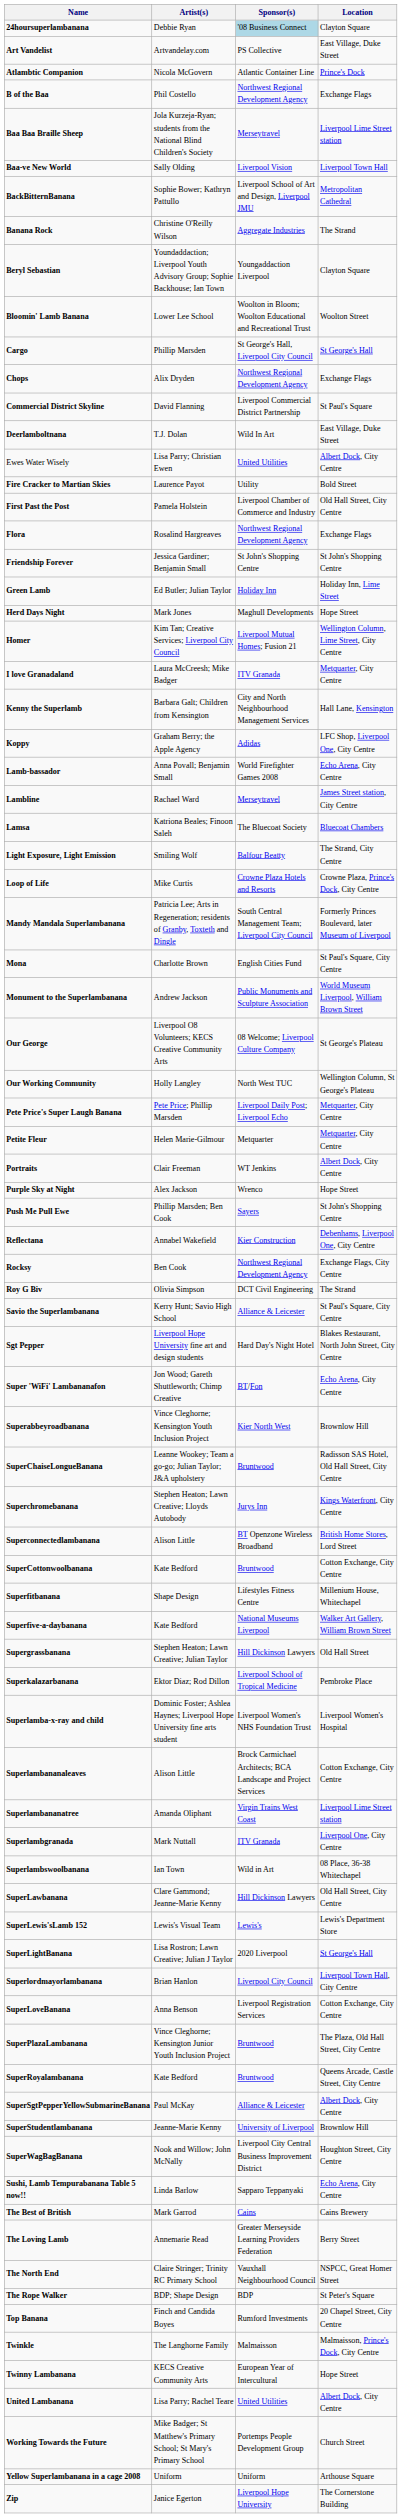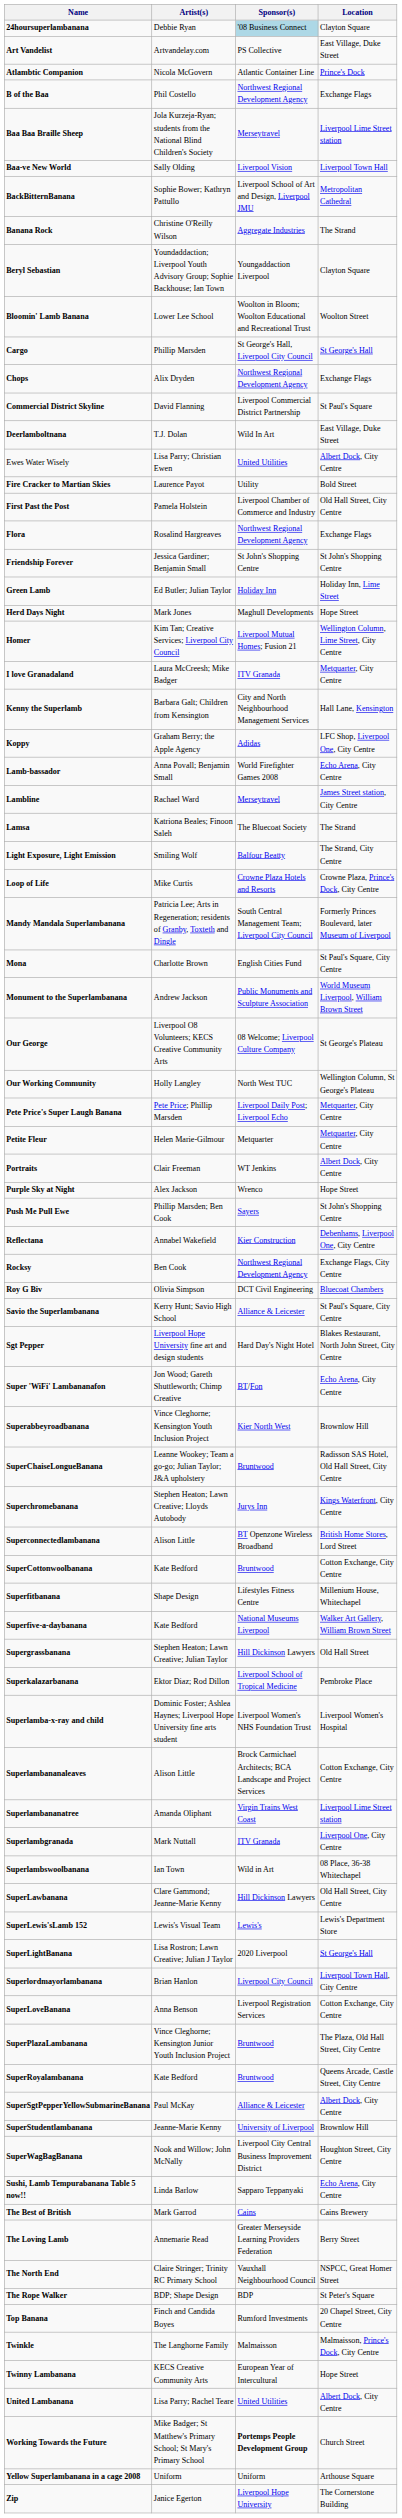(352, 827) Bluecoat Chambers -> (338, 827) The Strand
(338, 1290) The Strand -> (352, 1290) Bluecoat Chambers
(270, 2442) normal -> (272, 2442) bold
